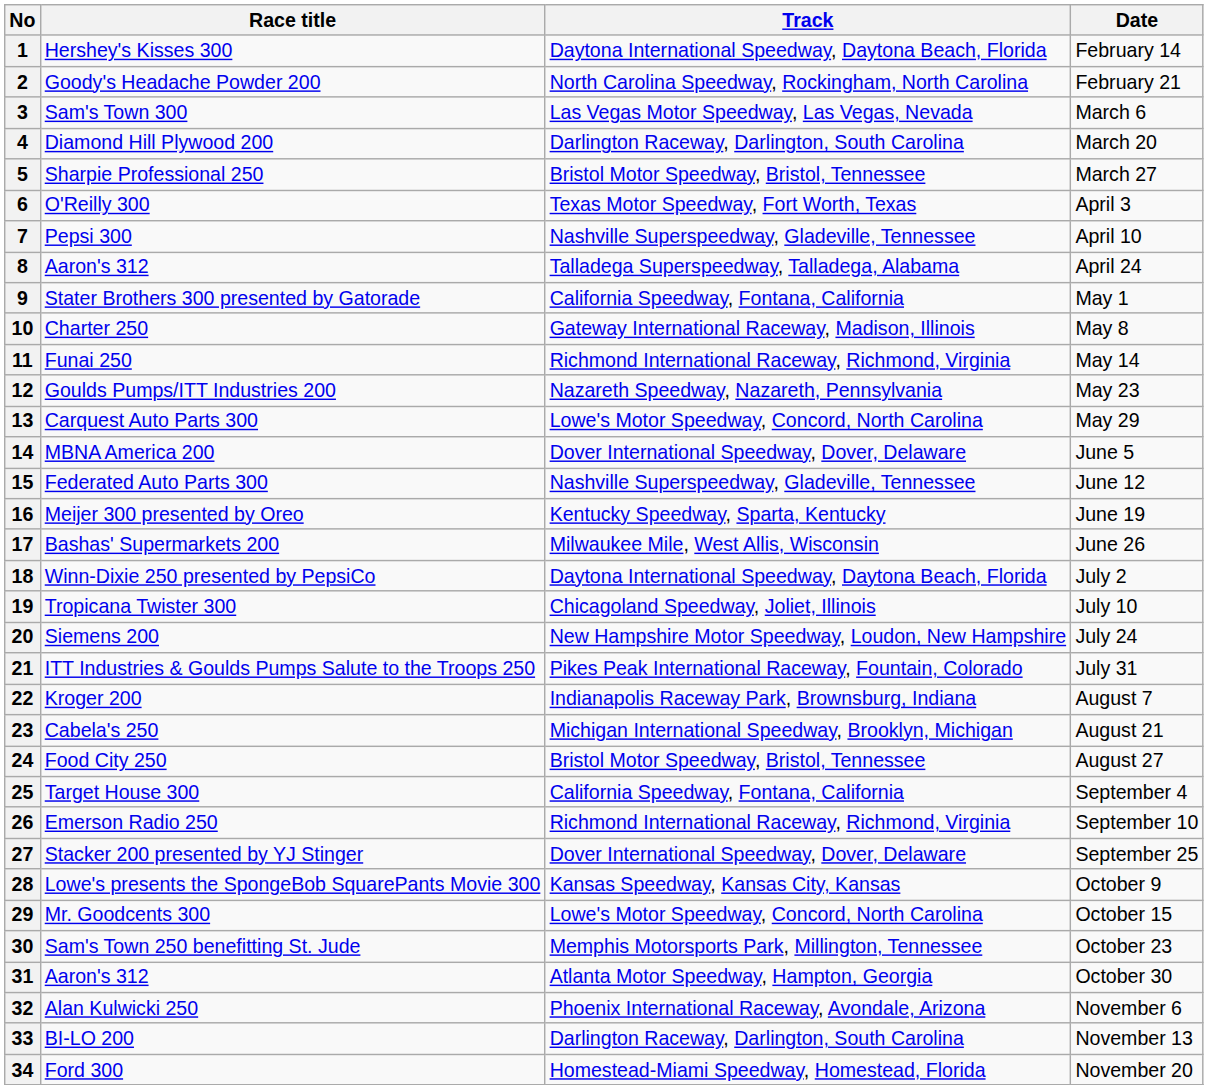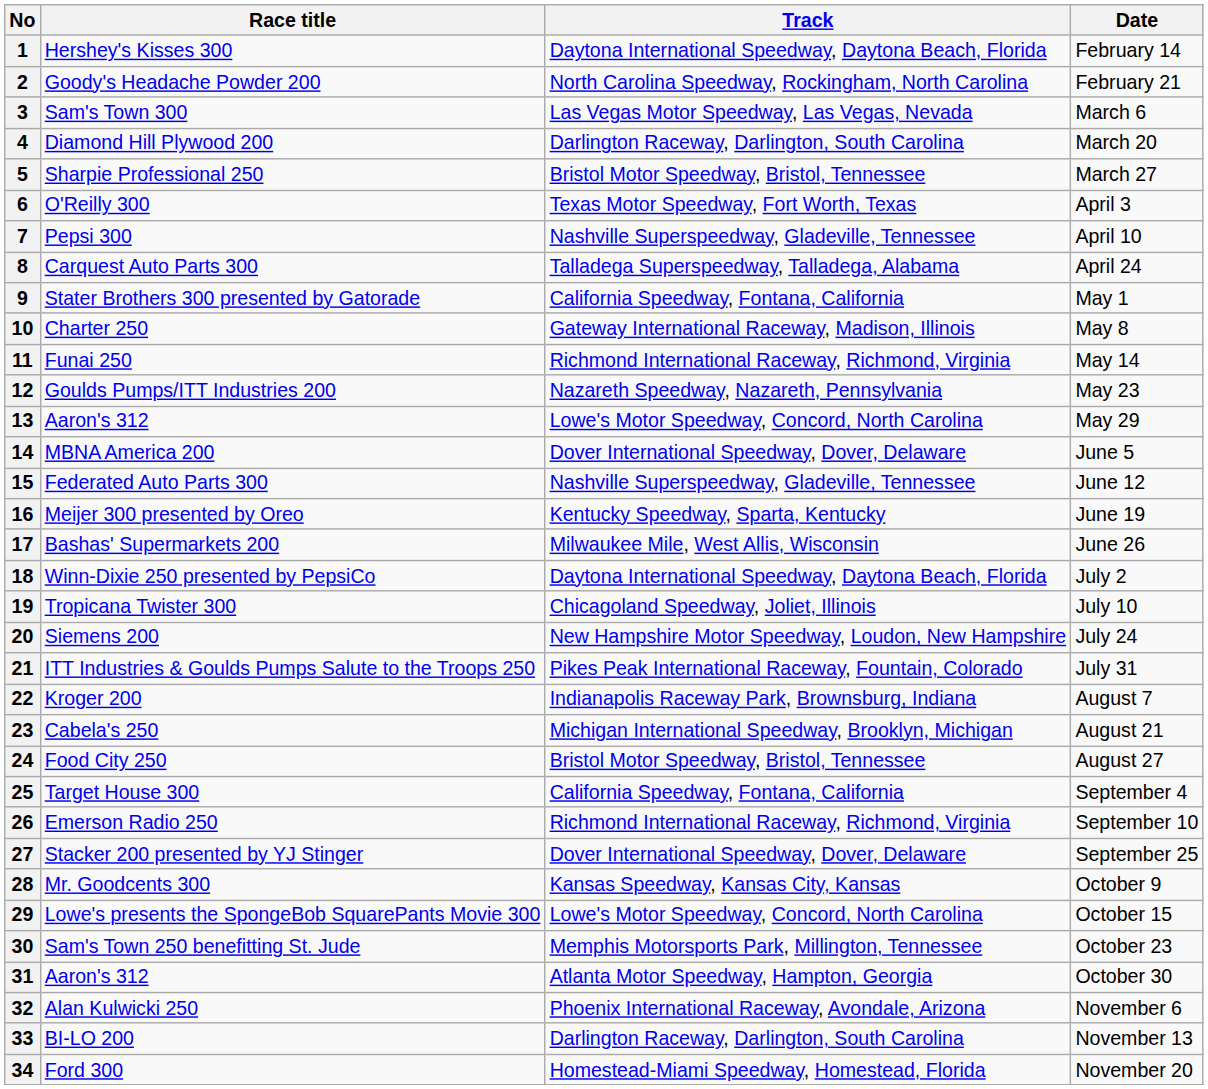(97, 267) Aaron's 312 -> (151, 267) Carquest Auto Parts 300
(151, 421) Carquest Auto Parts 300 -> (97, 421) Aaron's 312
(293, 884) Lowe's presents the SpongeBob SquarePants Movie 300 -> (127, 884) Mr. Goodcents 300
(127, 915) Mr. Goodcents 300 -> (293, 915) Lowe's presents the SpongeBob SquarePants Movie 300
